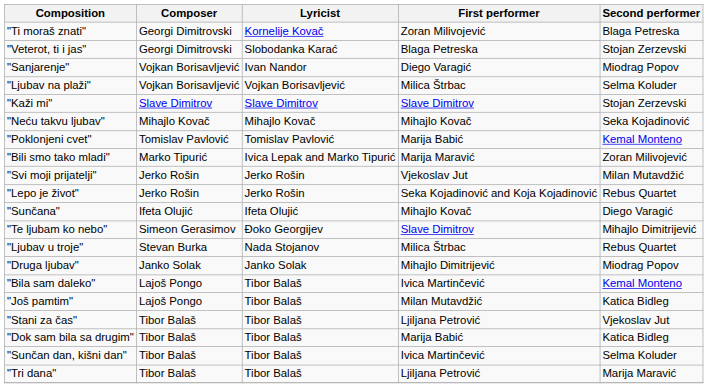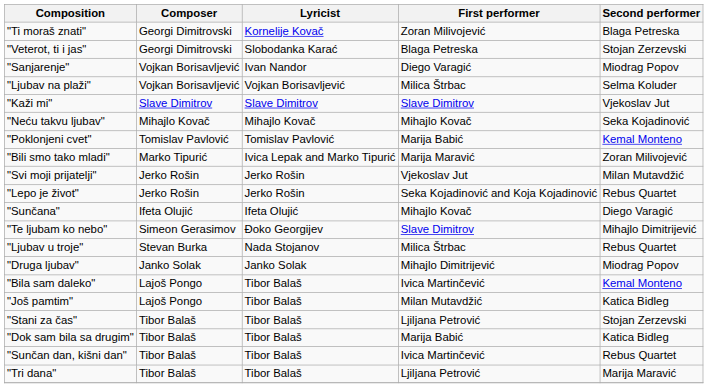(644, 103) Stojan Zerzevski -> (636, 103) Vjekoslav Jut
(636, 319) Vjekoslav Jut -> (644, 319) Stojan Zerzevski
(640, 355) Selma Koluder -> (639, 355) Rebus Quartet
